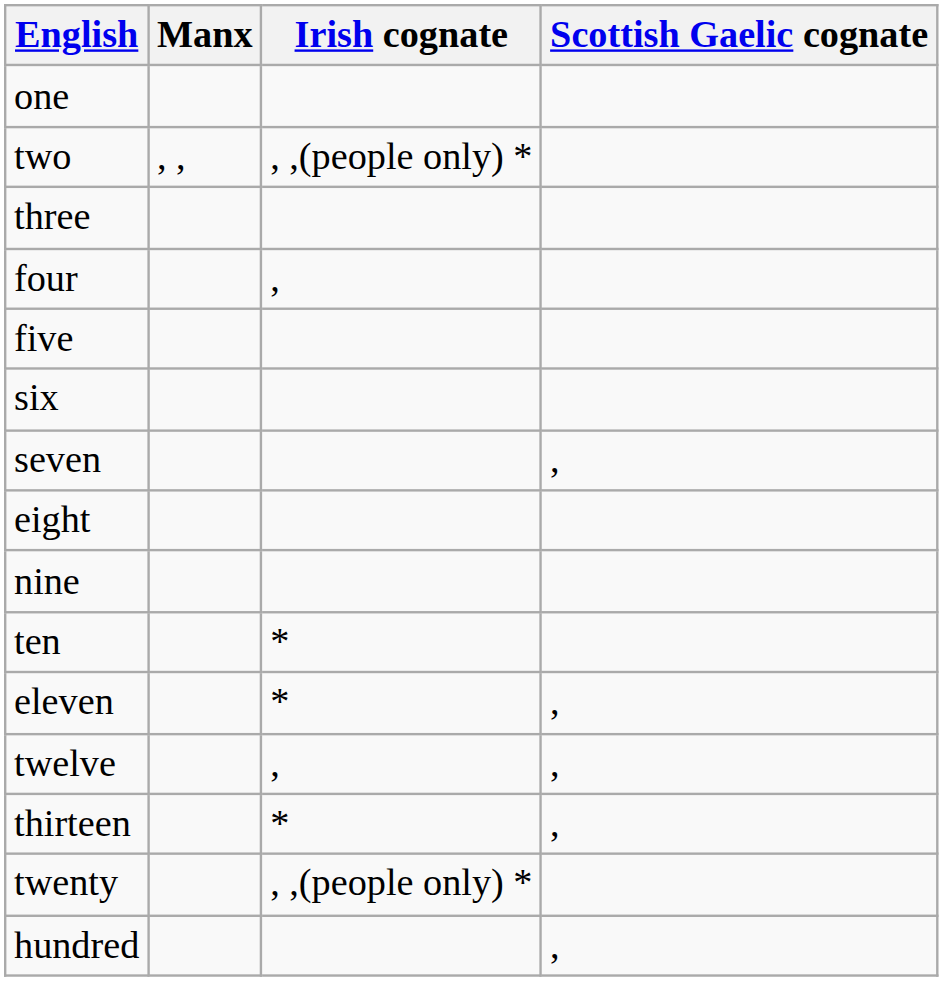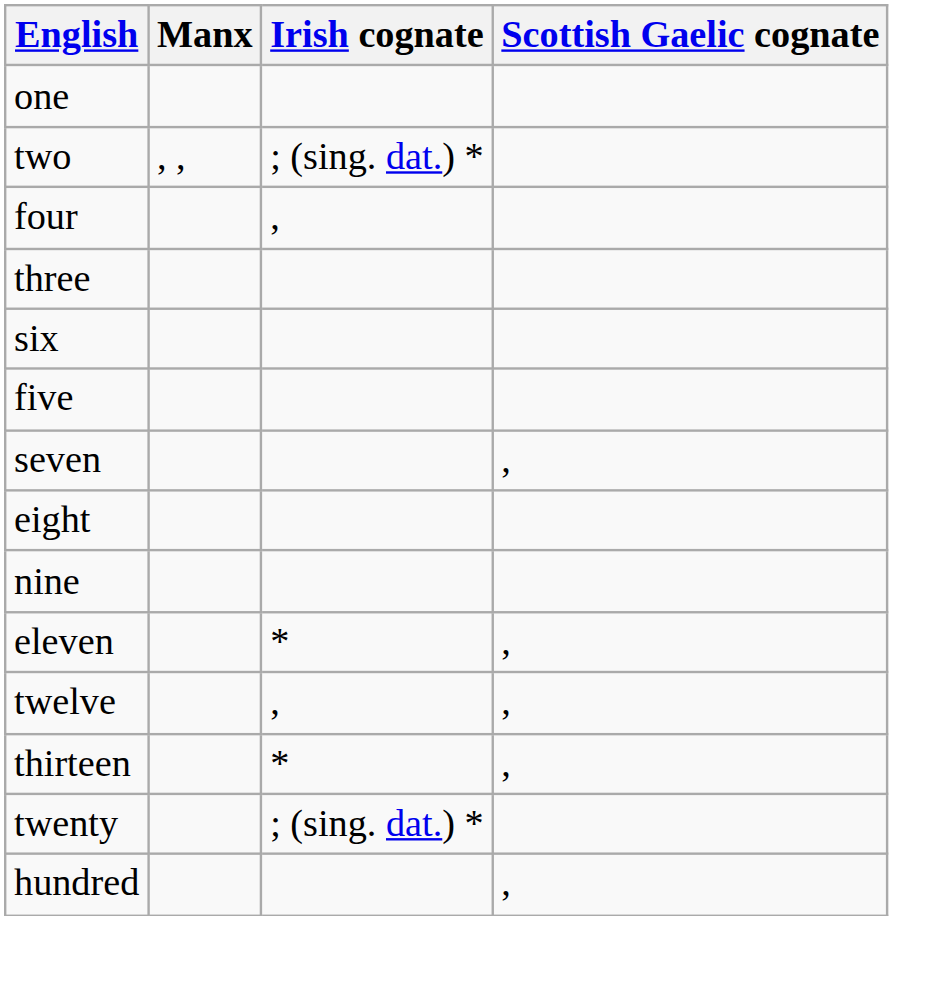(401, 156) , ,(people only) * -> (377, 156) ; (sing. dat.) *
rows swapped: (52, 216) <-> (46, 277)
rows swapped: (44, 338) <-> (36, 398)
- row: (37, 641)
(401, 883) , ,(people only) * -> (377, 823) ; (sing. dat.) *
